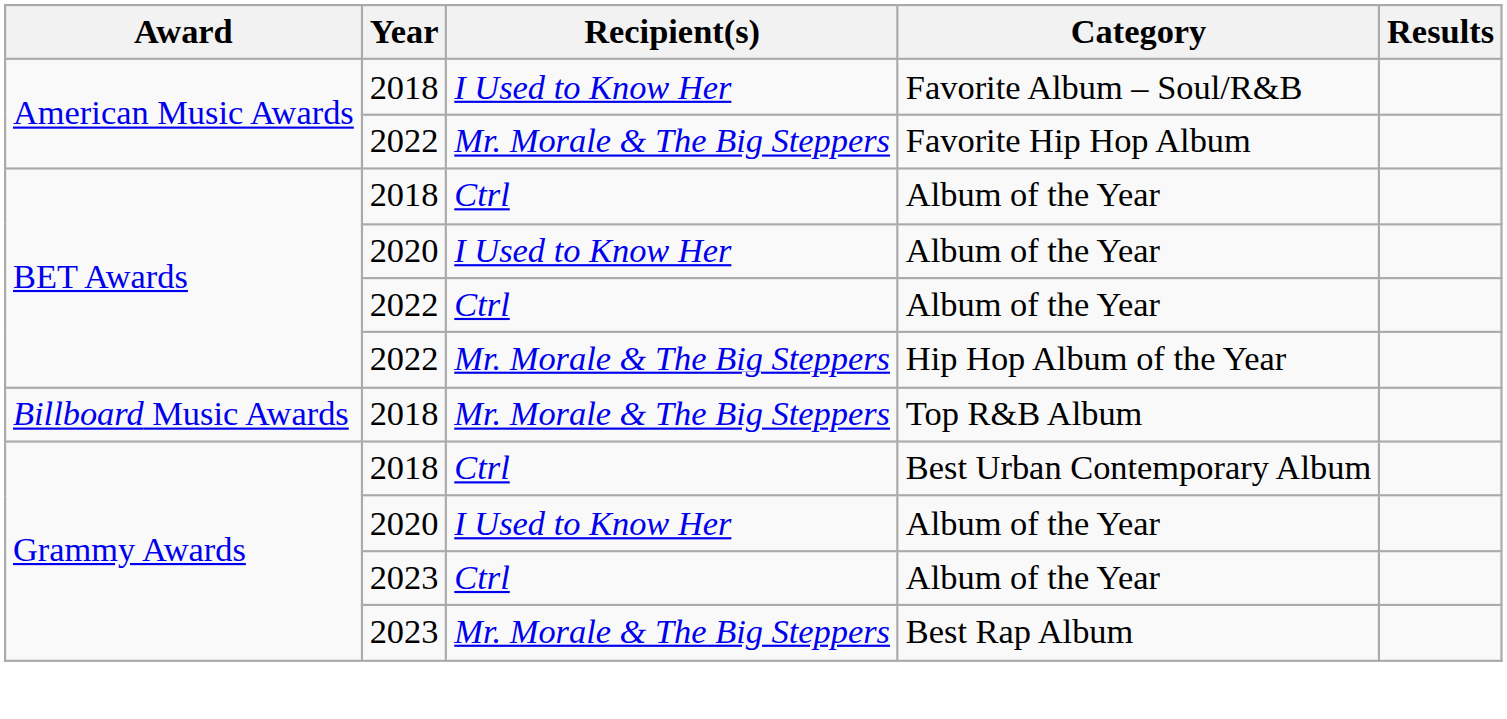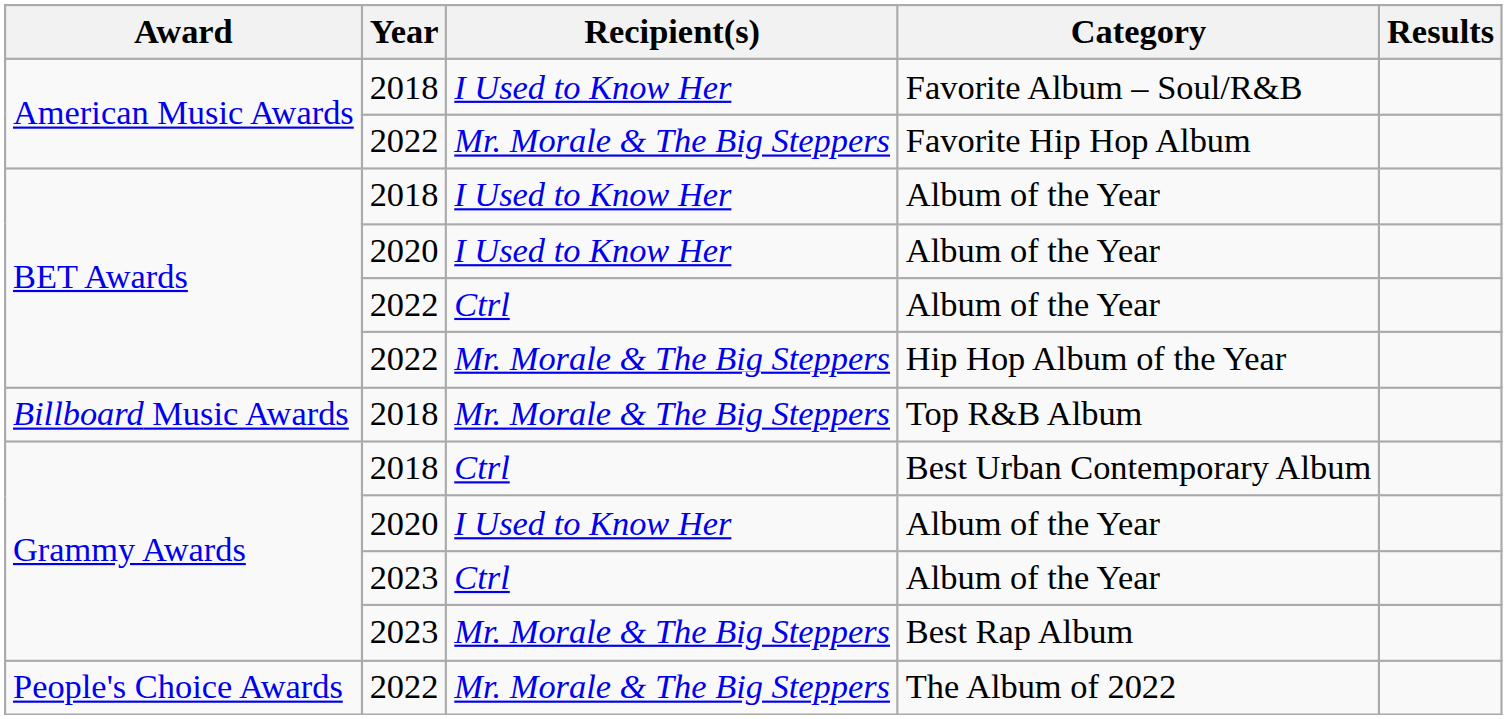(482, 195) Ctrl -> (593, 195) I Used to Know Her
+ row: (404, 686)
